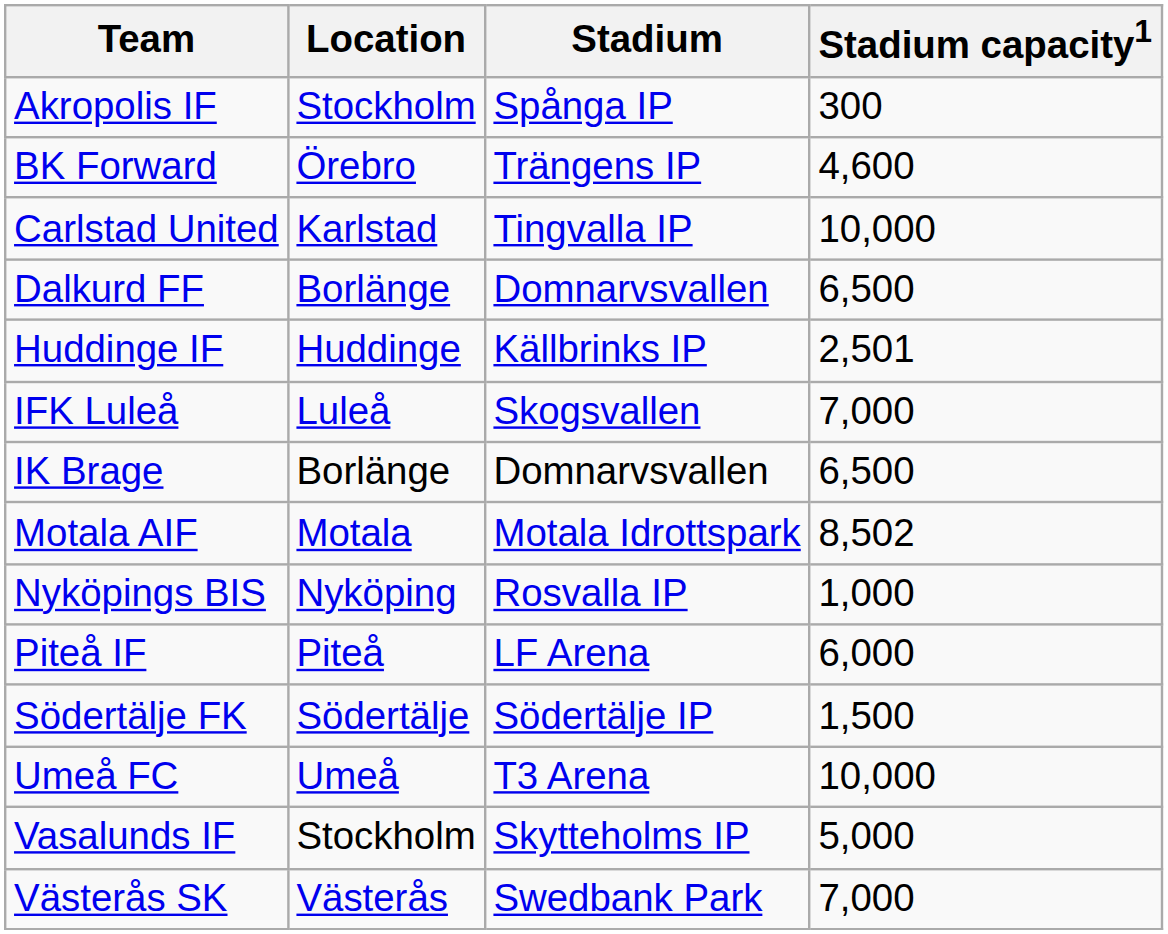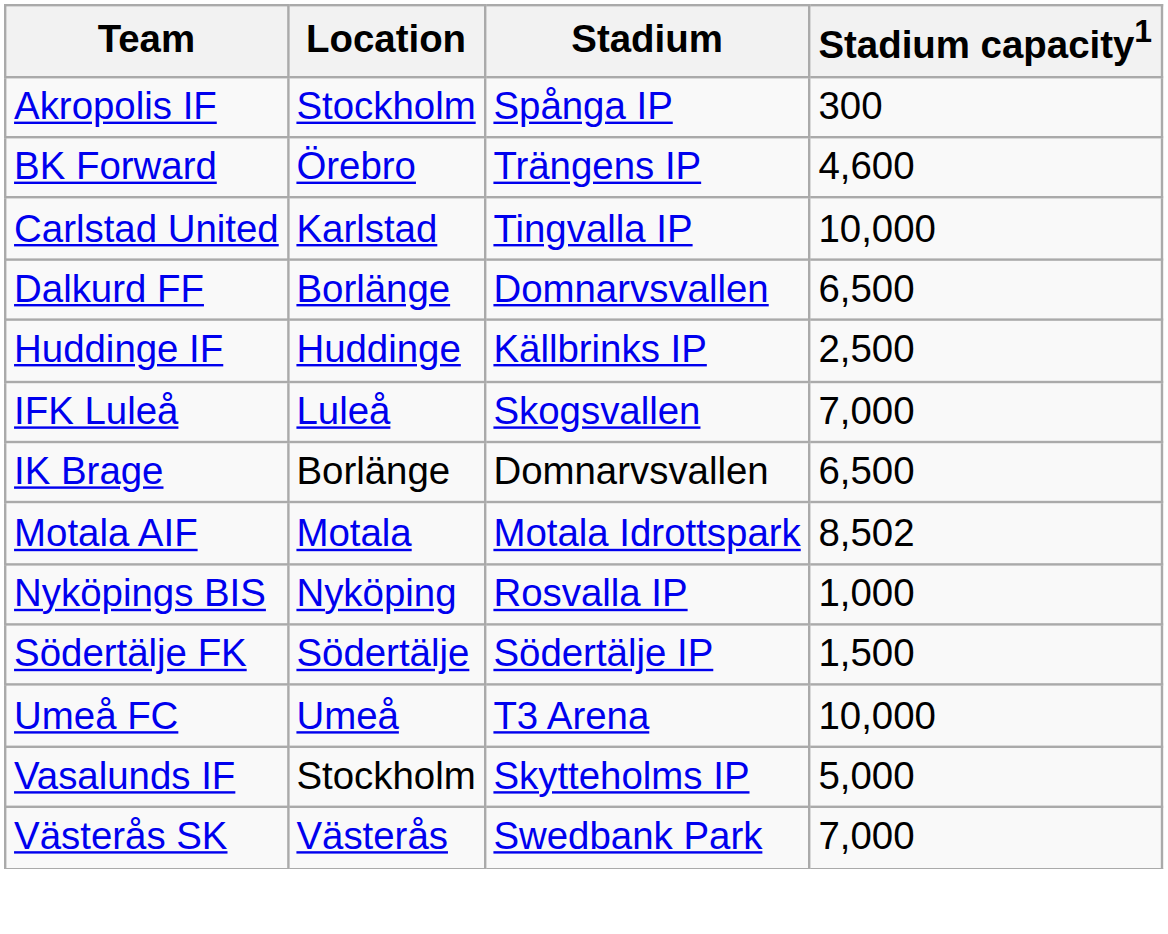(867, 349) 2,501 -> (867, 349) 2,500
- row: (80, 654)
